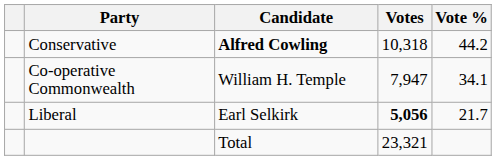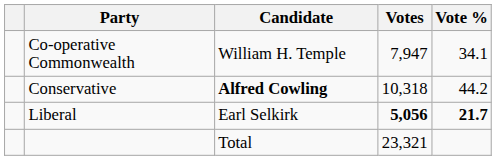rows swapped: (72, 44) <-> (82, 79)
(473, 115) normal -> (473, 115) bold
